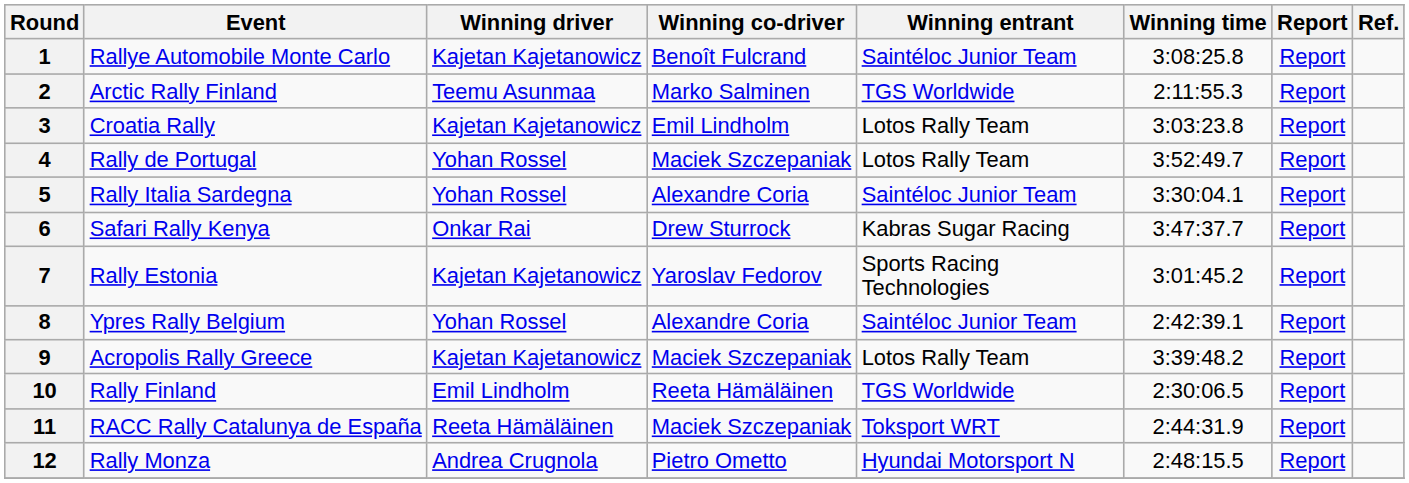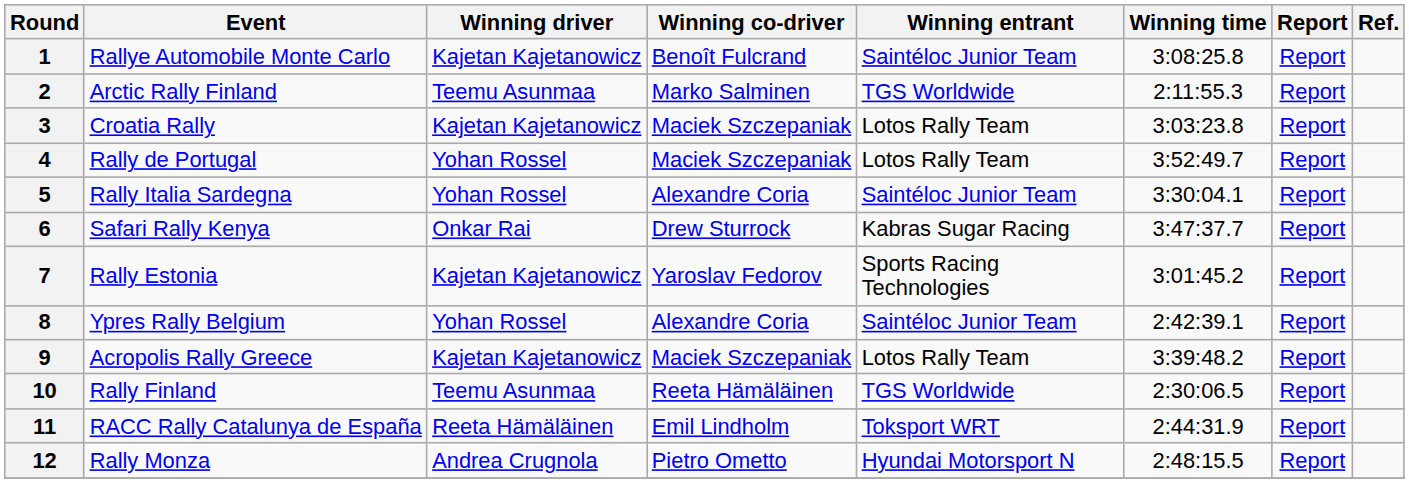(721, 125) Emil Lindholm -> (752, 125) Maciek Szczepaniak
(501, 391) Emil Lindholm -> (514, 391) Teemu Asunmaa
(752, 425) Maciek Szczepaniak -> (721, 425) Emil Lindholm
